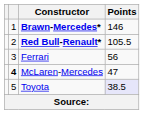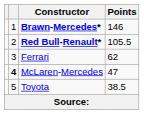(113, 56) 56 -> (113, 56) 62
(117, 86) lavender background -> (117, 86) no background
